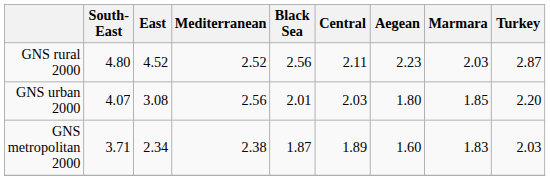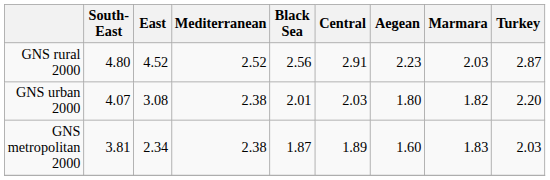(355, 62) 2.11 -> (355, 62) 2.91
(254, 101) 2.56 -> (254, 101) 2.38
(476, 101) 1.85 -> (476, 101) 1.82
(118, 147) 3.71 -> (118, 147) 3.81
